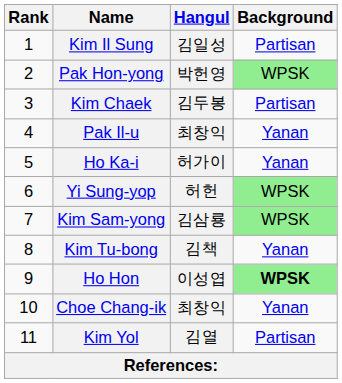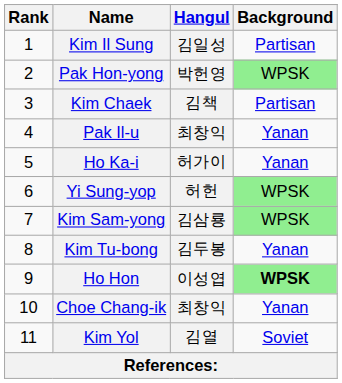(202, 103) 김두봉 -> (202, 103) 김책
(202, 249) 김책 -> (202, 249) 김두봉
(285, 337) Partisan -> (285, 337) Soviet
